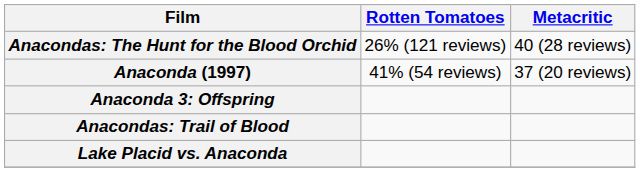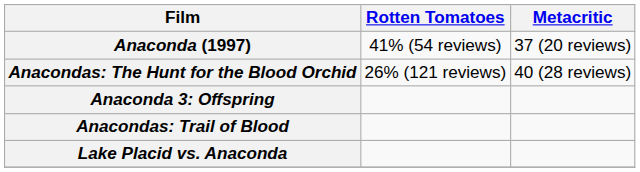rows swapped: (183, 72) <-> (183, 45)
